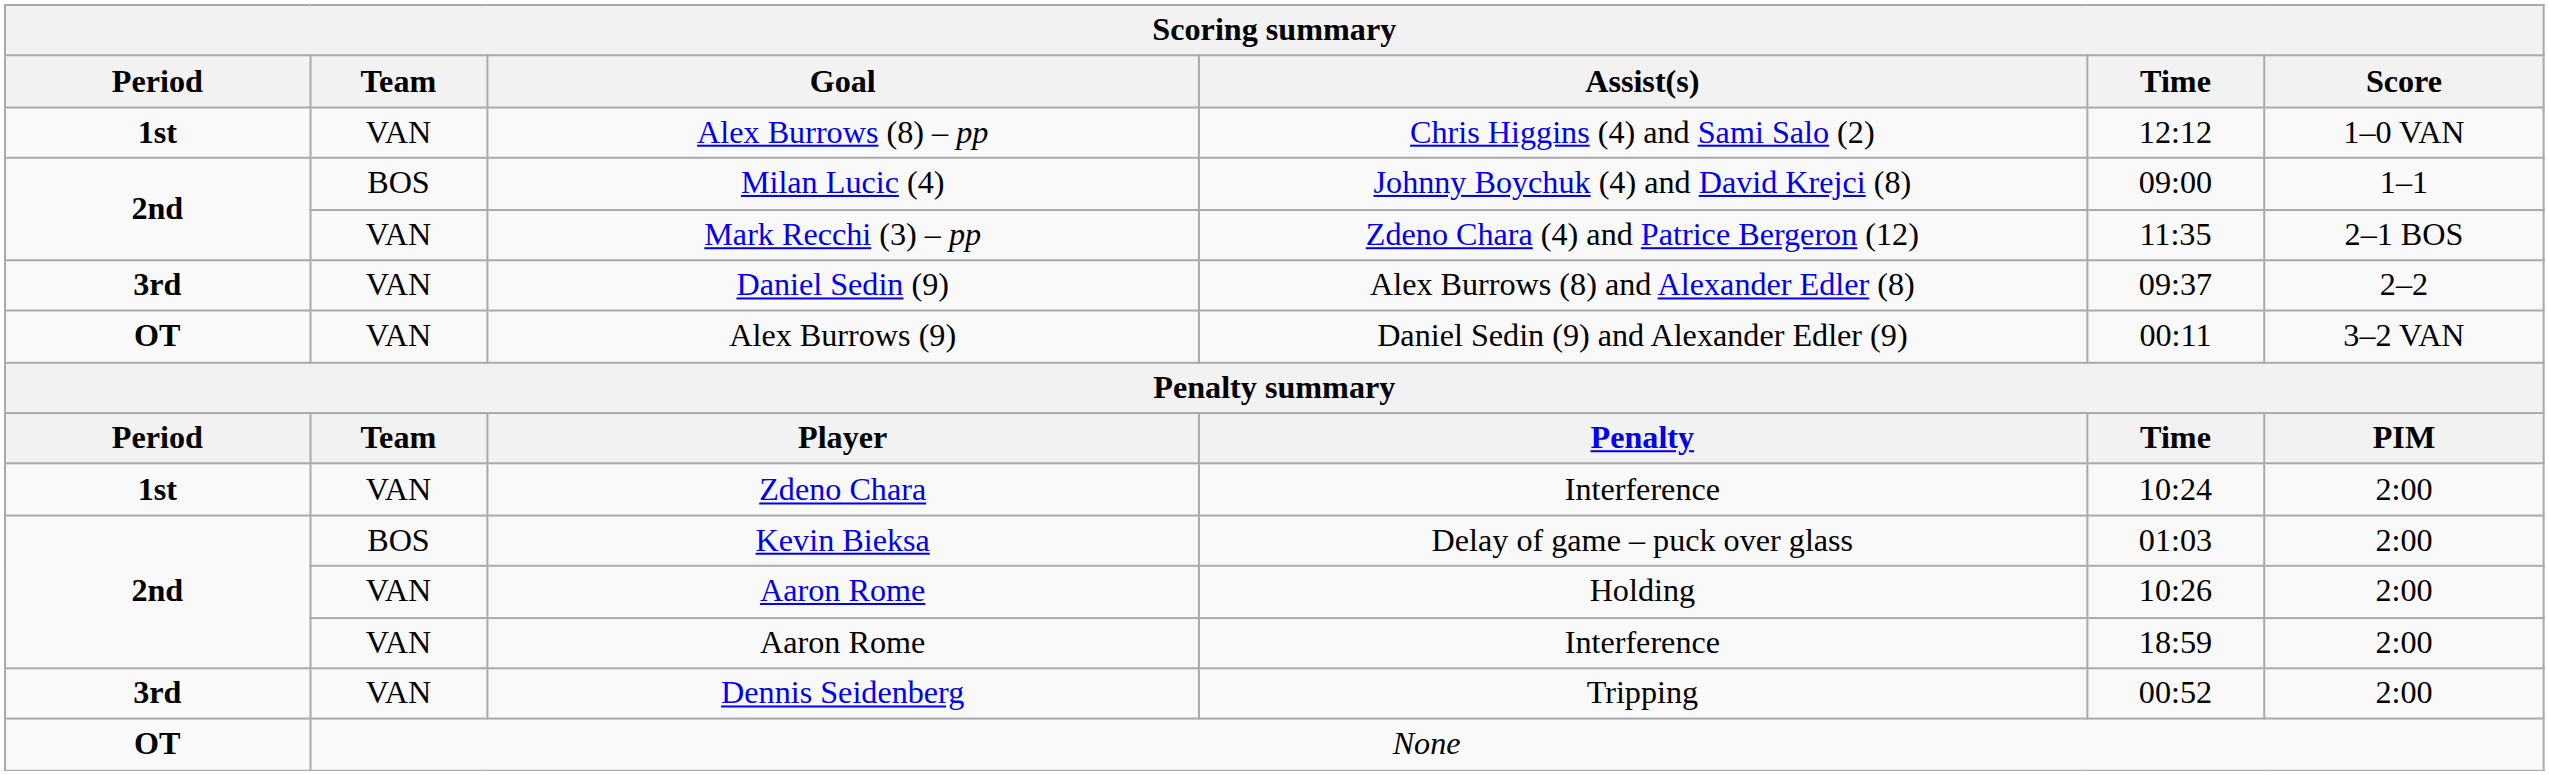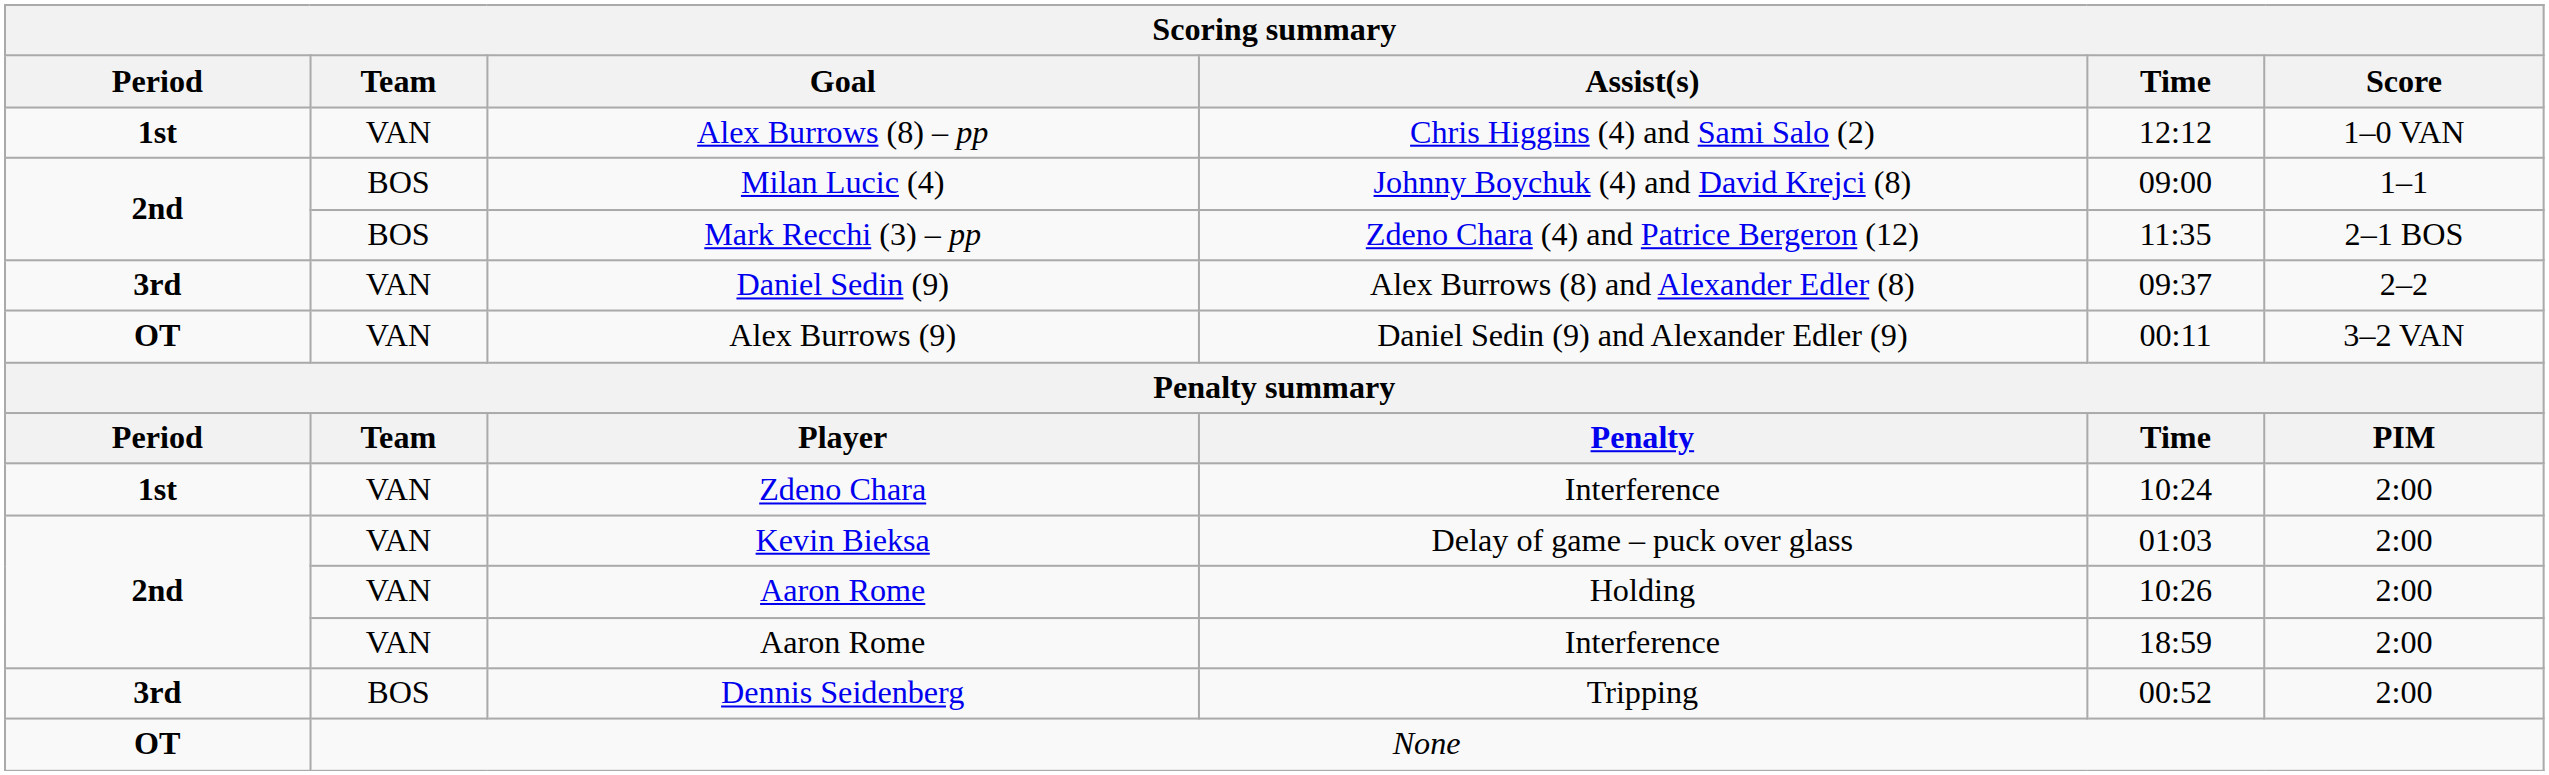(398, 234) VAN -> (398, 234) BOS
(398, 540) BOS -> (398, 540) VAN
(398, 693) VAN -> (398, 693) BOS
